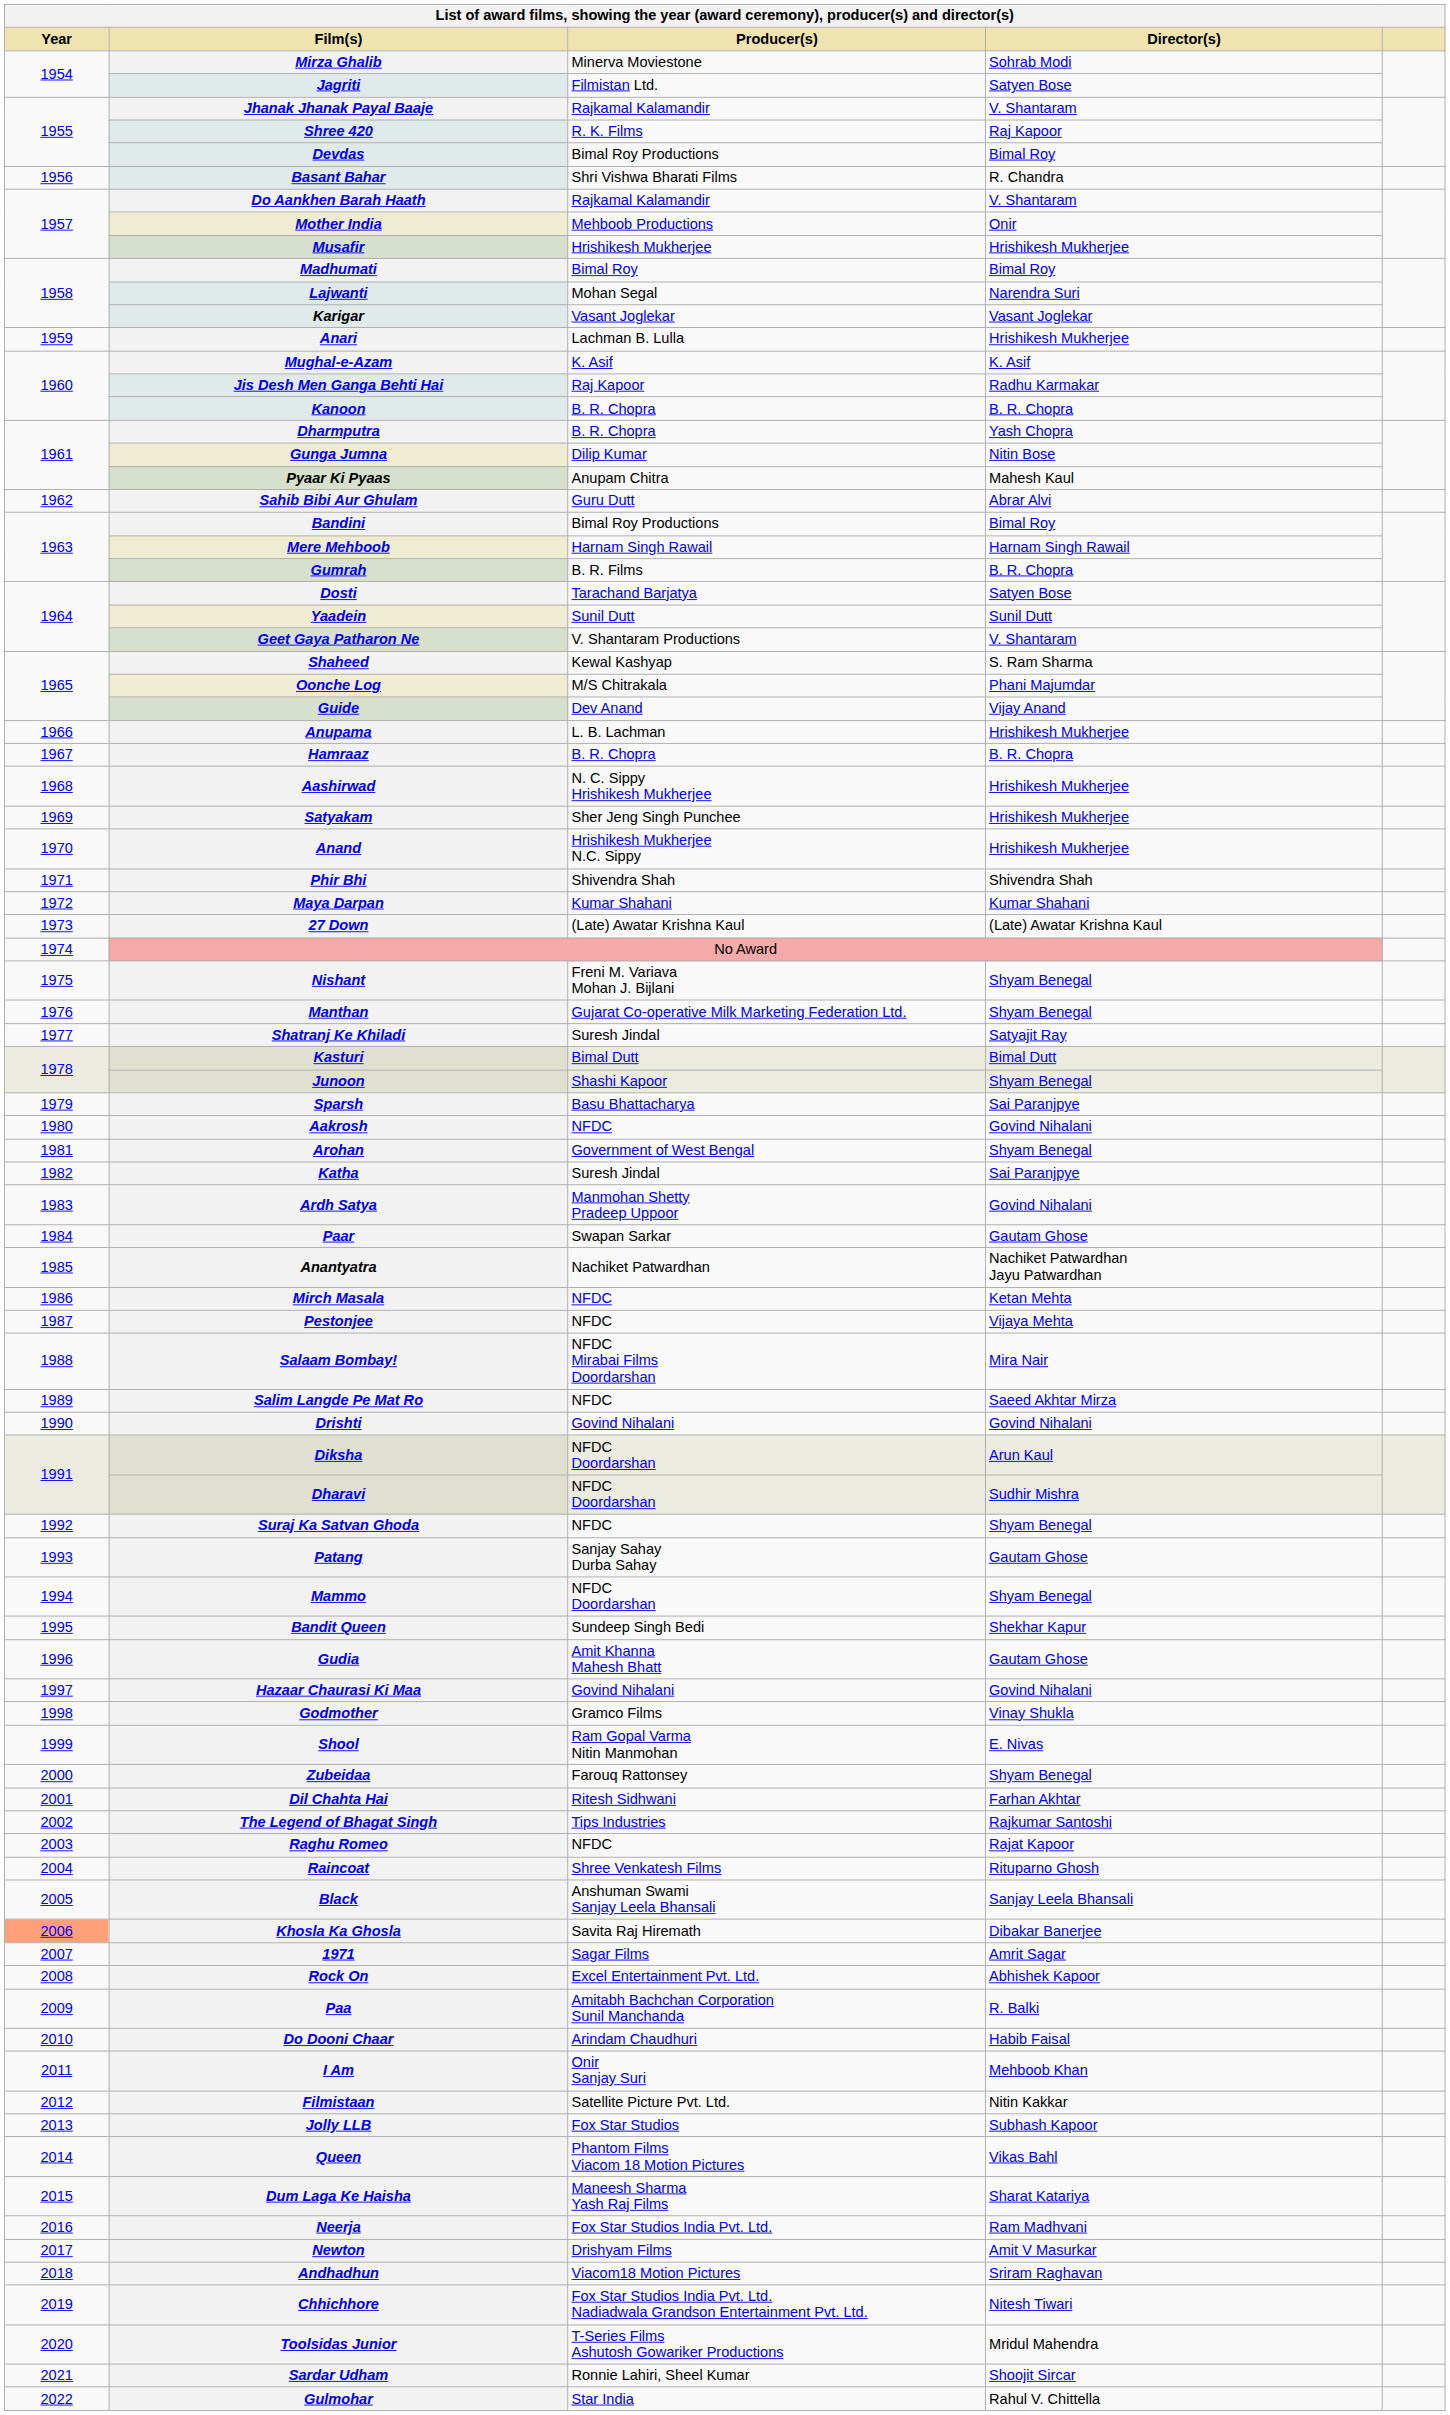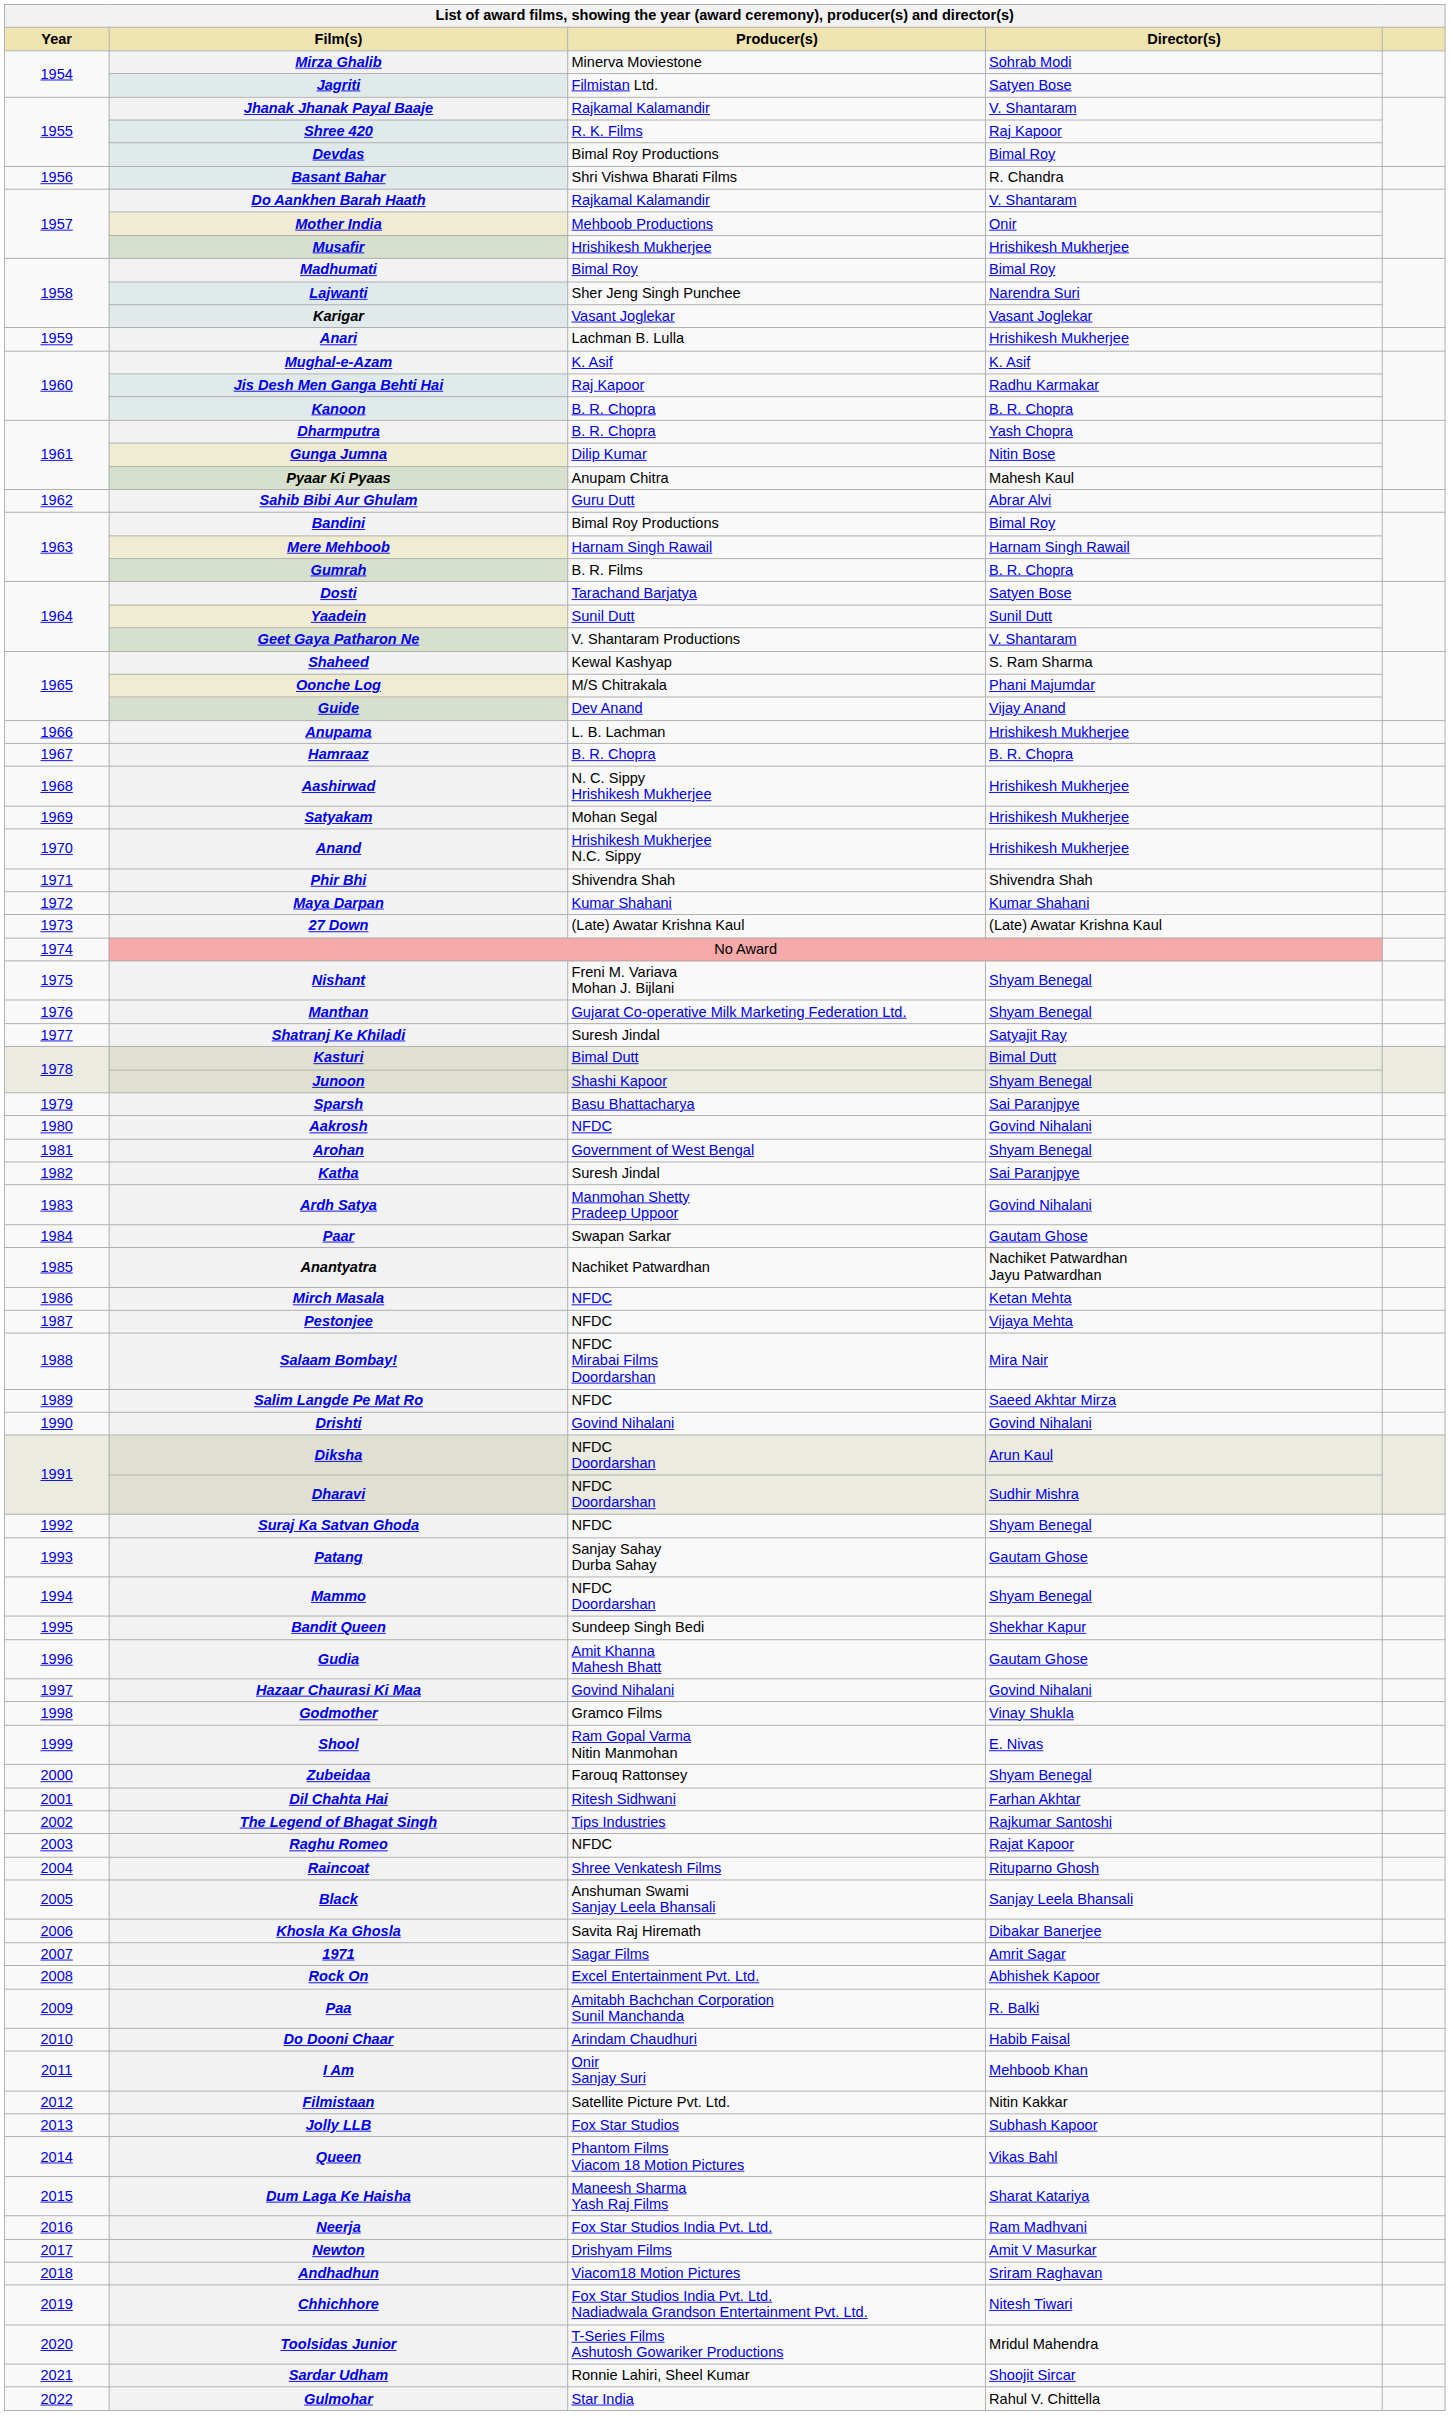(614, 293) Mohan Segal -> (656, 293) Sher Jeng Singh Punchee
(656, 817) Sher Jeng Singh Punchee -> (614, 817) Mohan Segal
(57, 1931) lightsalmon background -> (57, 1931) no background
